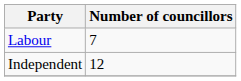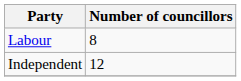(93, 40) 7 -> (93, 40) 8
